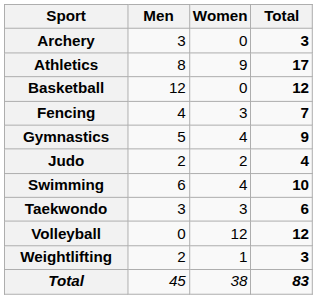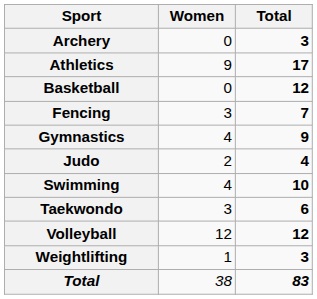- column: (159, 16)
